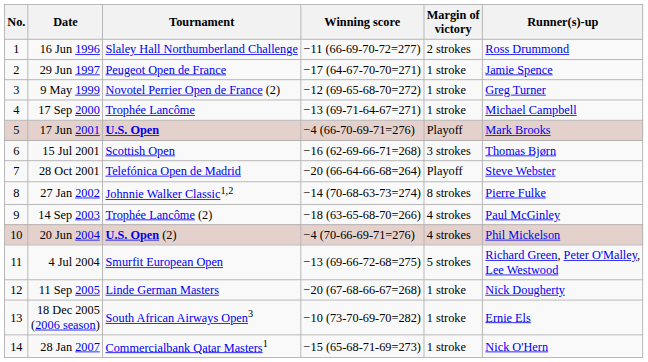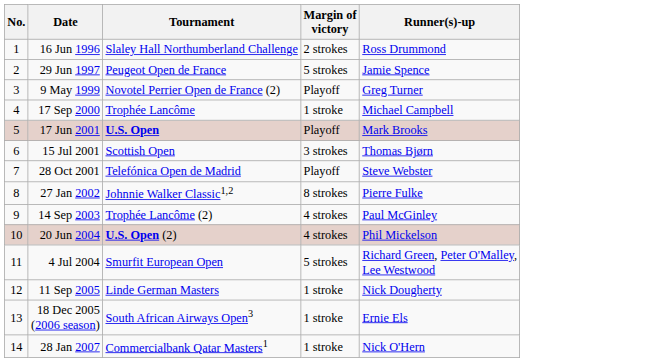- column: (362, 22)
(446, 70) 1 stroke -> (326, 70) 5 strokes
(446, 90) 1 stroke -> (322, 90) Playoff
